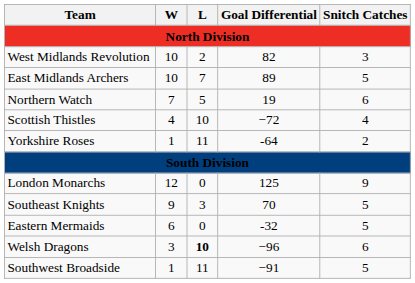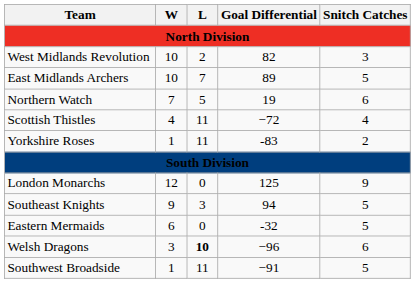(202, 120) 10 -> (202, 120) 11
(269, 141) -64 -> (269, 141) -83
(269, 204) 70 -> (269, 204) 94
